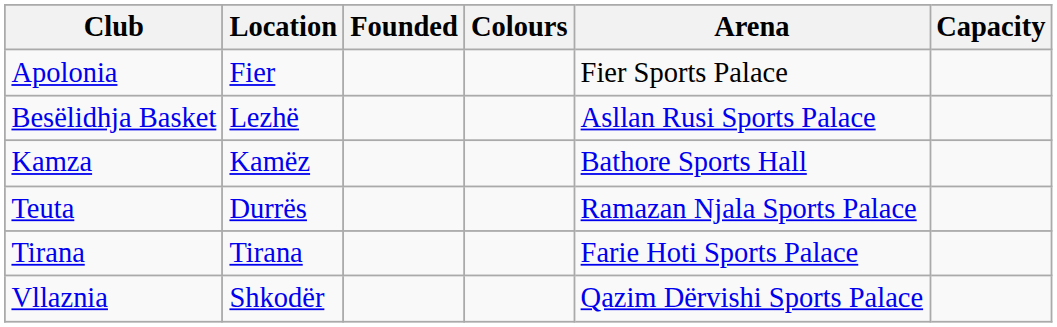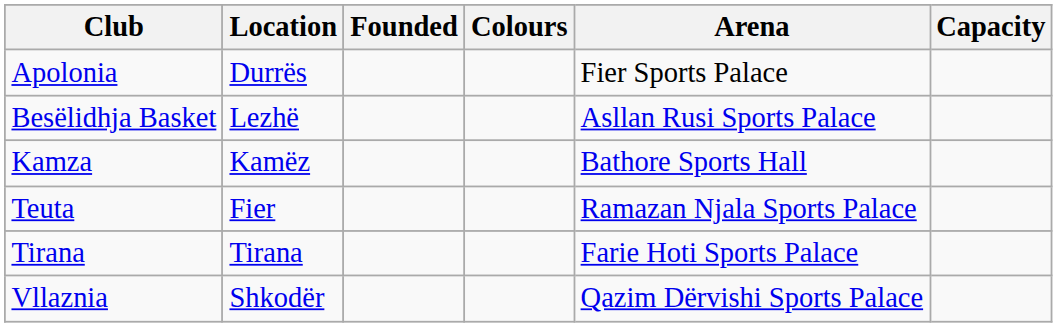(252, 72) Fier -> (268, 72) Durrës
(268, 207) Durrës -> (252, 207) Fier
